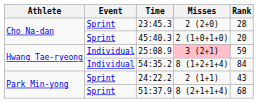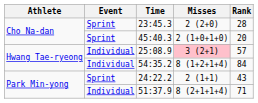(242, 51) 59 -> (242, 51) 57
(101, 91) Sprint -> (111, 91) Individual
(242, 91) 68 -> (242, 91) 71
